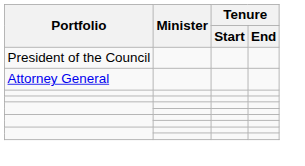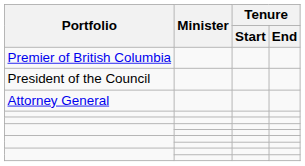+ row: (89, 57)
